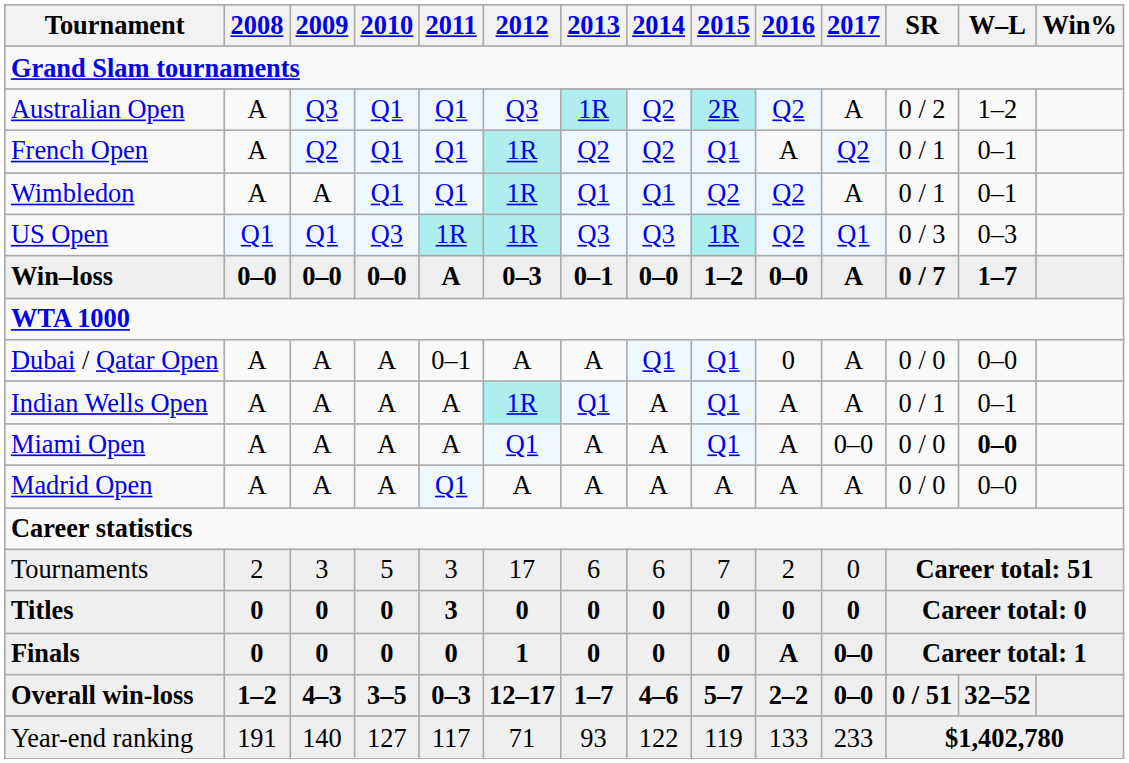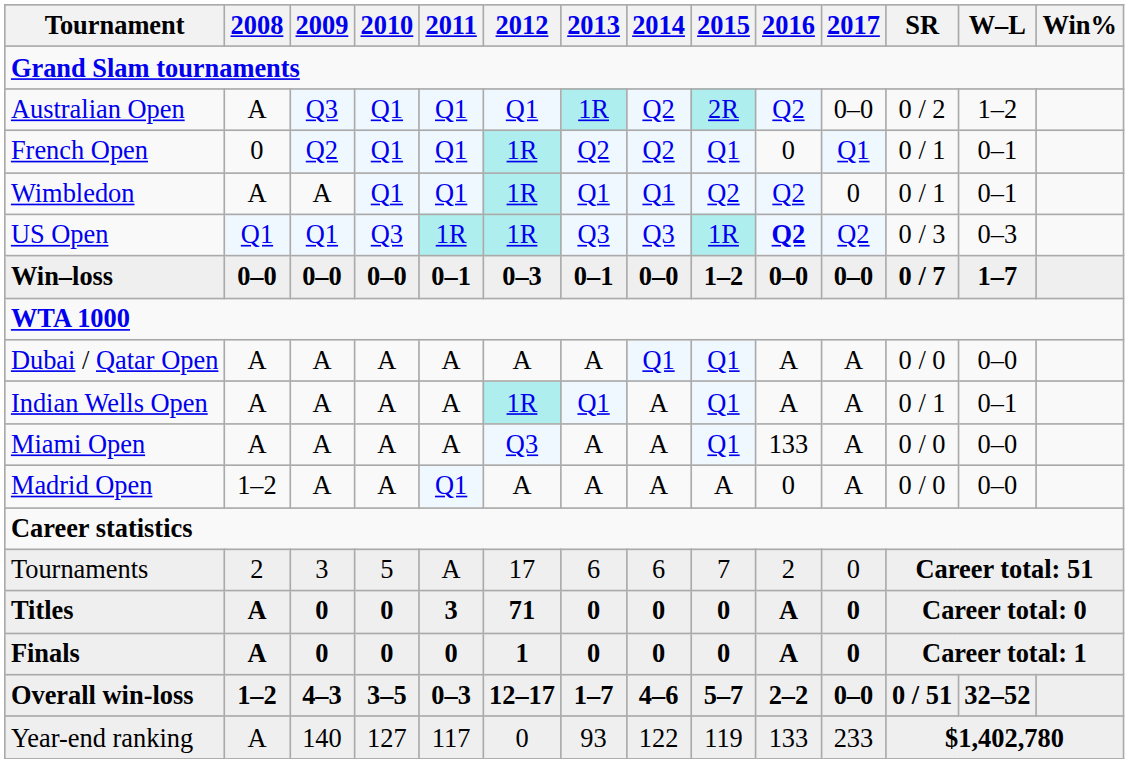(522, 109) Q3 -> (522, 109) Q1
(853, 109) A -> (853, 109) 0–0
(257, 151) A -> (257, 151) 0
(788, 151) A -> (788, 151) 0
(853, 151) Q2 -> (853, 151) Q1
(853, 192) A -> (853, 192) 0
(788, 234) normal -> (788, 234) bold
(853, 234) Q1 -> (853, 234) Q2
(451, 276) A -> (451, 276) 0–1
(853, 276) A -> (853, 276) 0–0
(451, 360) 0–1 -> (451, 360) A
(788, 360) 0 -> (788, 360) A
(522, 444) Q1 -> (522, 444) Q3
(788, 444) A -> (788, 444) 133
(853, 444) 0–0 -> (853, 444) A
(997, 444) bold -> (997, 444) normal
(257, 485) A -> (257, 485) 1–2
(788, 485) A -> (788, 485) 0
(451, 569) 3 -> (451, 569) A
(257, 611) 0 -> (257, 611) A
(522, 611) 0 -> (522, 611) 71
(788, 611) 0 -> (788, 611) A
(257, 653) 0 -> (257, 653) A
(853, 653) 0–0 -> (853, 653) 0
(257, 737) 191 -> (257, 737) A
(522, 737) 71 -> (522, 737) 0
